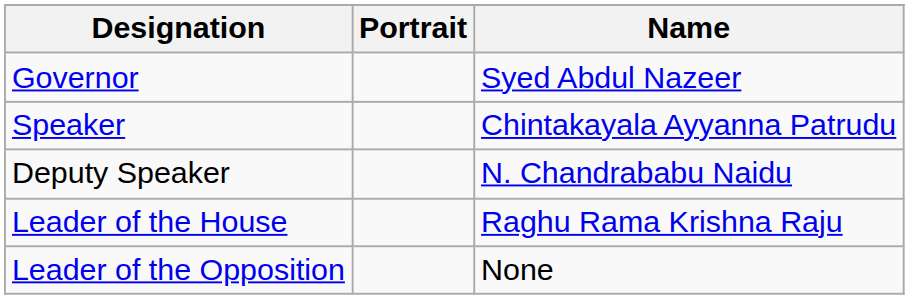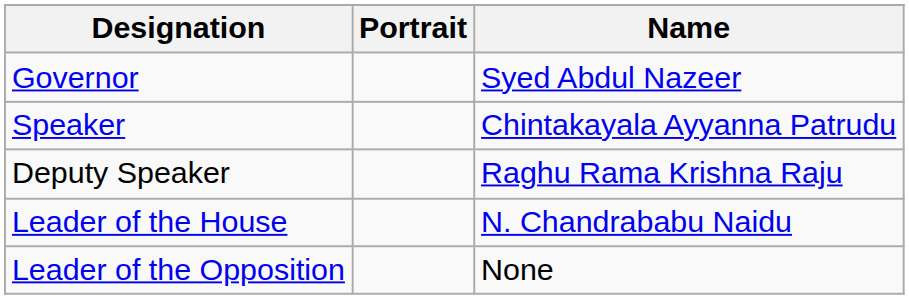(637, 173) N. Chandrababu Naidu -> (662, 173) Raghu Rama Krishna Raju
(662, 221) Raghu Rama Krishna Raju -> (637, 221) N. Chandrababu Naidu
